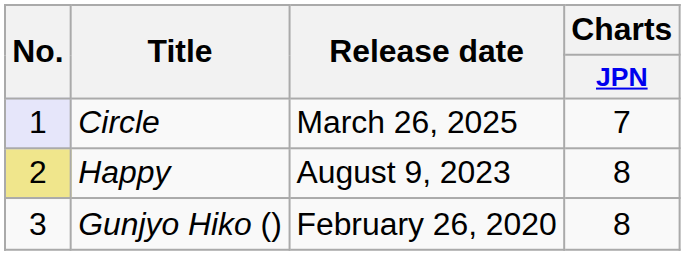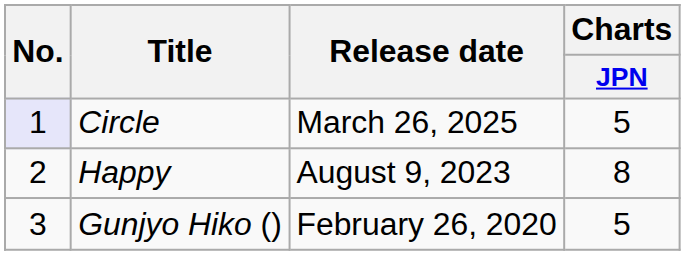(622, 122) 7 -> (622, 122) 5
(38, 173) khaki background -> (38, 173) no background
(622, 223) 8 -> (622, 223) 5
